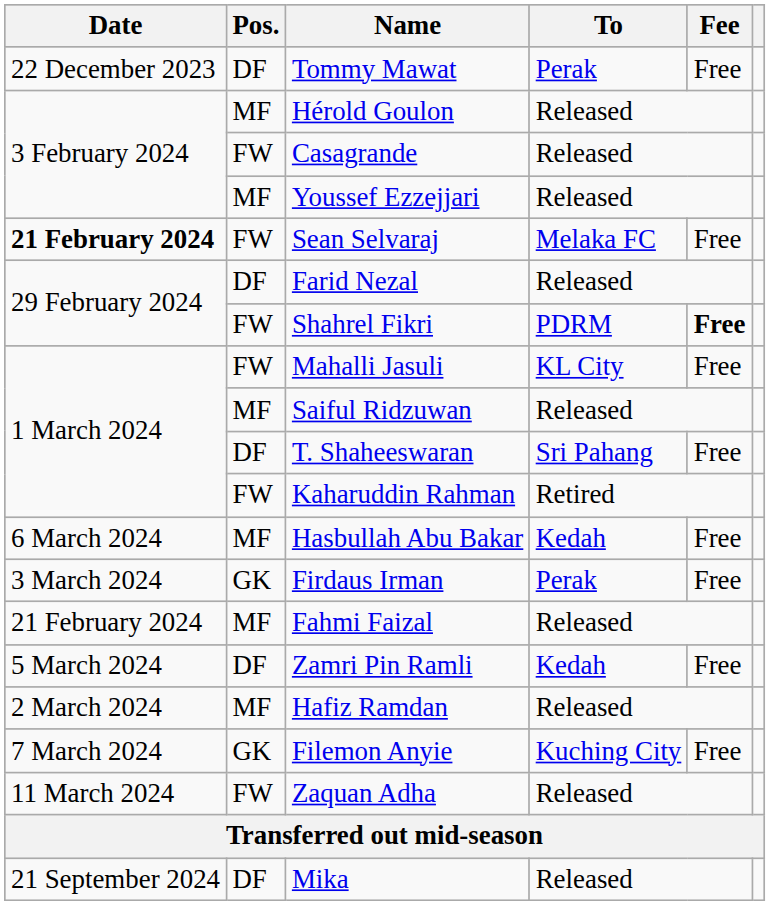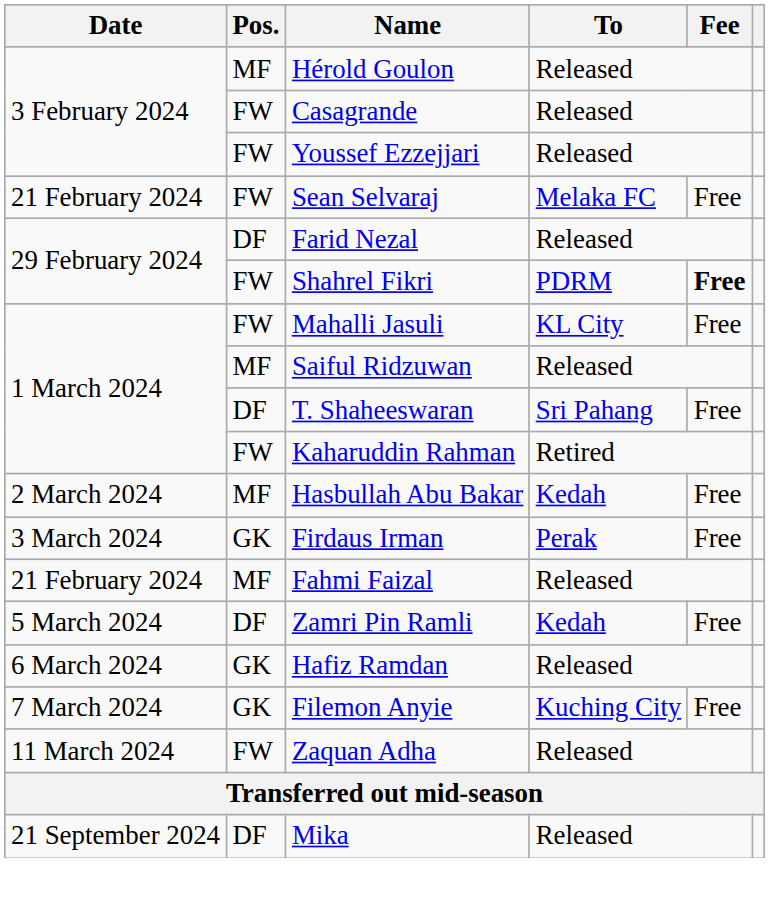- row: (374, 68)
(252, 196) MF -> (253, 153) FW
(113, 238) bold -> (107, 196) normal
(86, 537) 6 March 2024 -> (86, 494) 2 March 2024
(86, 707) 2 March 2024 -> (86, 665) 6 March 2024
(252, 707) MF -> (252, 665) GK
